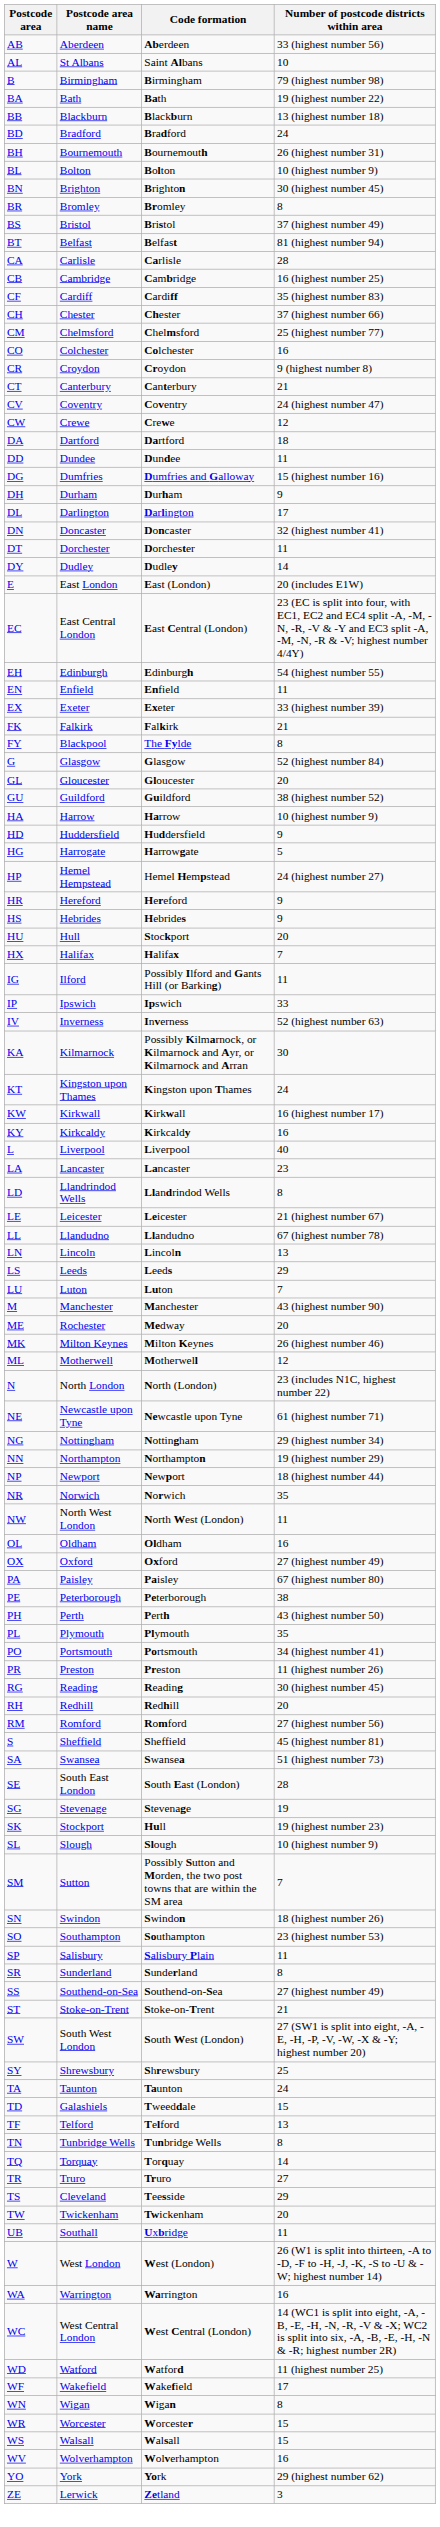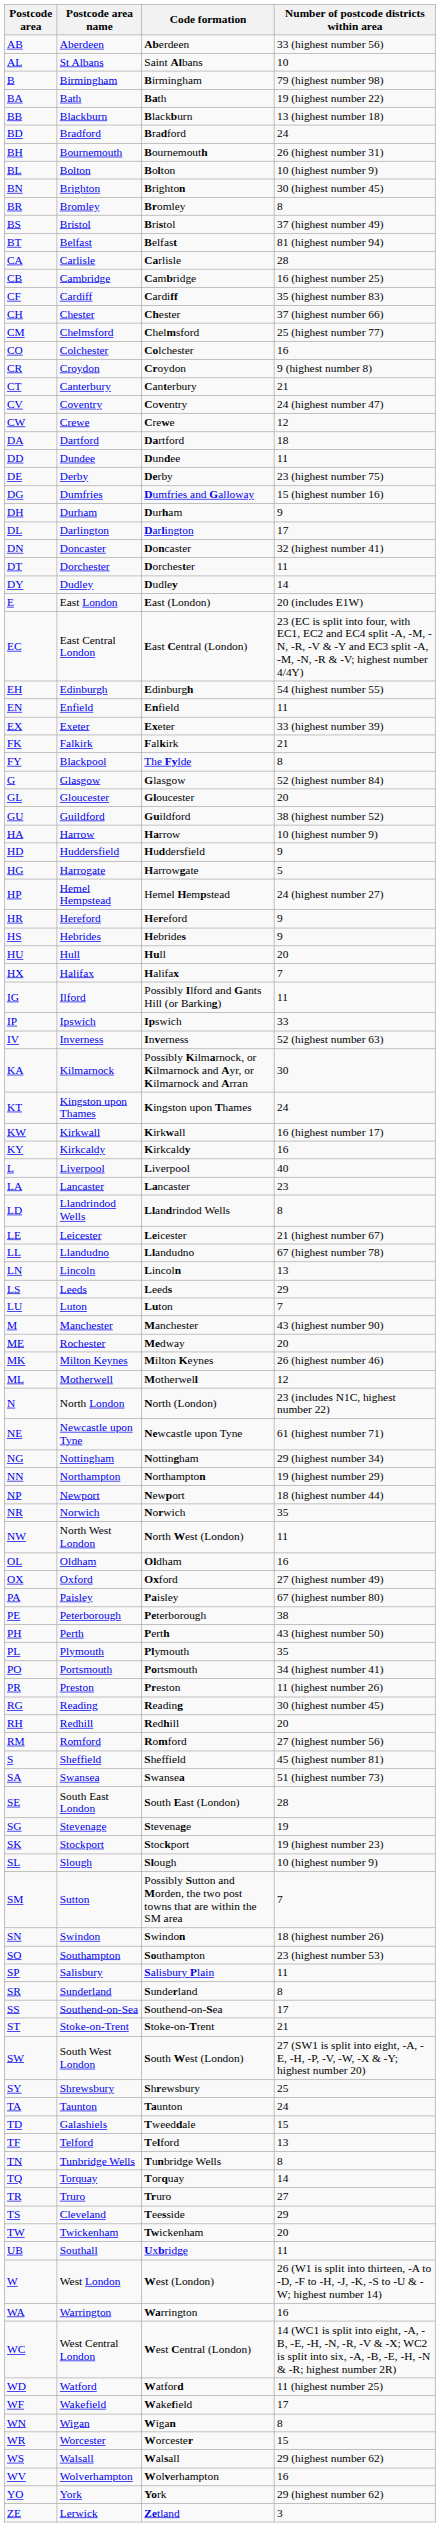+ row: (15, 476)
(167, 936) Stockport -> (155, 954) Hull
(155, 1826) Hull -> (167, 1844) Stockport
(330, 1991) 27 (highest number 49) -> (283, 2009) 17
(283, 2440) 15 -> (330, 2458) 29 (highest number 62)
